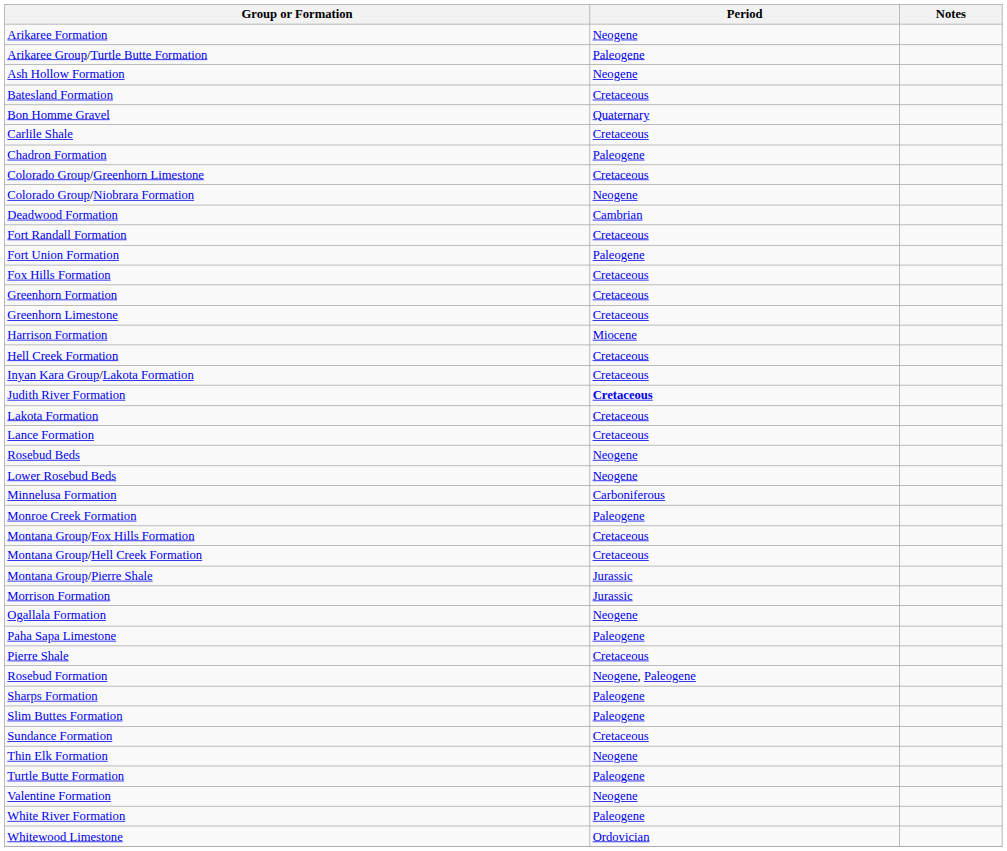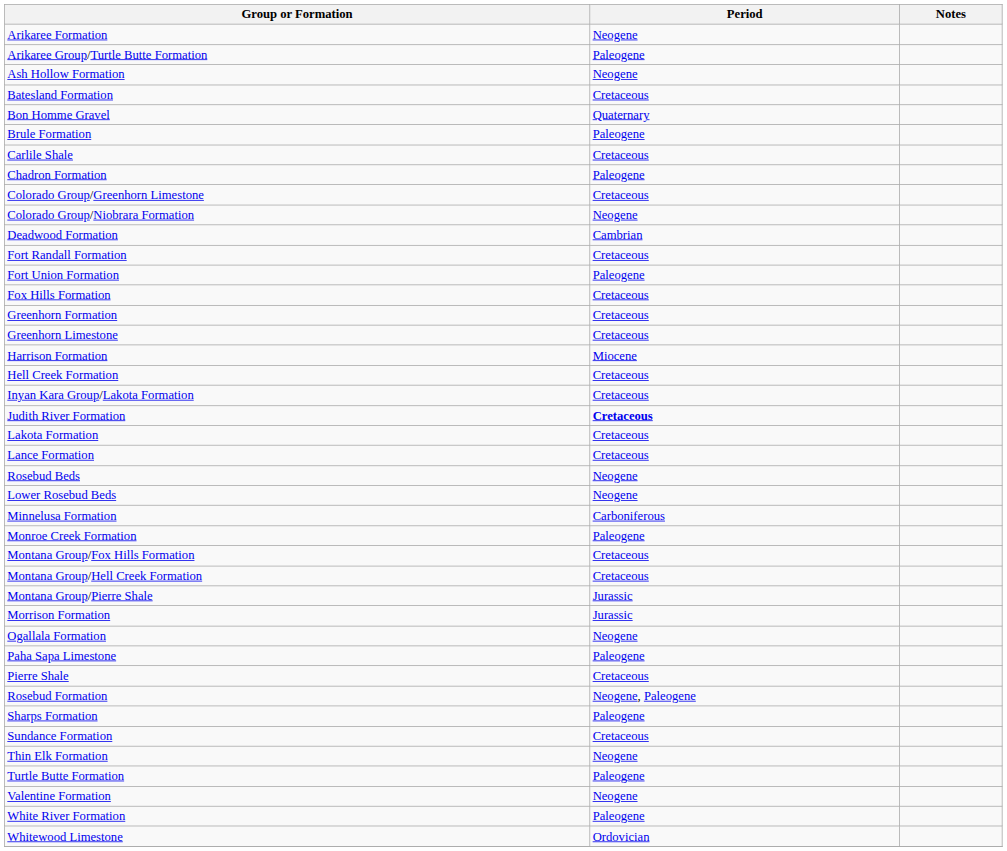+ row: (49, 134)
- row: (65, 716)
